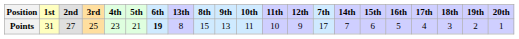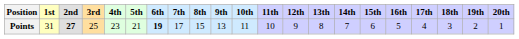columns swapped: (324, 11) <-> (181, 11)
(71, 26) normal -> (71, 26) bold
